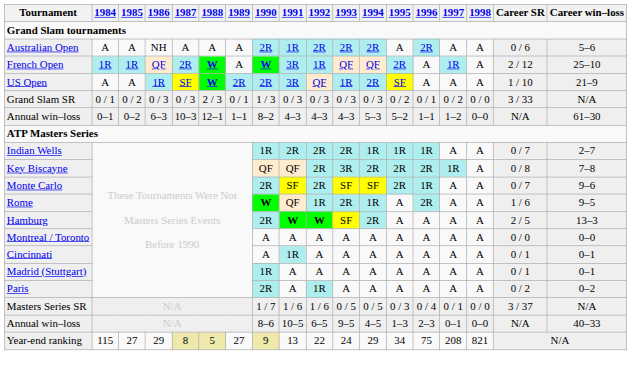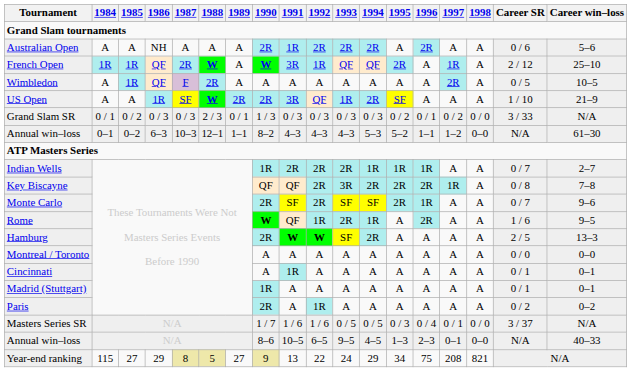+ row: (32, 82)
